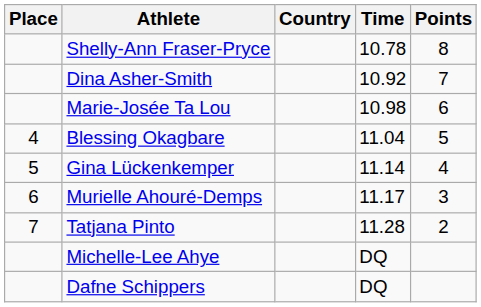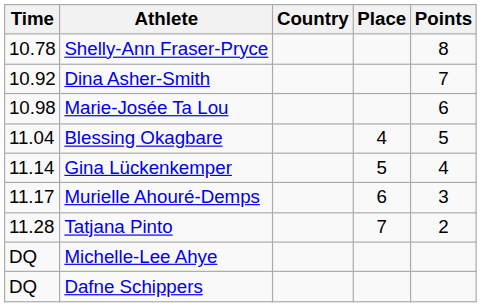columns swapped: (33, 19) <-> (383, 19)
